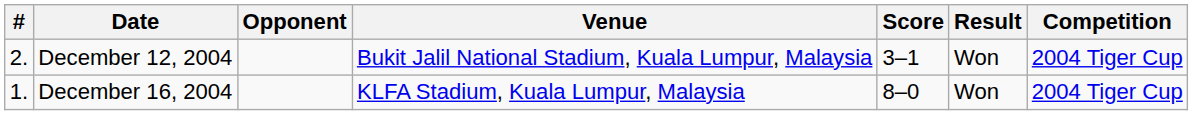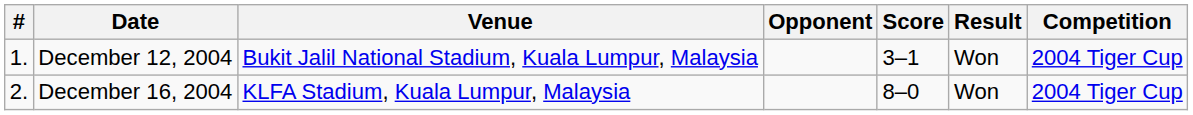columns swapped: (615, 22) <-> (295, 22)
(19, 57) 2. -> (19, 57) 1.
(19, 92) 1. -> (19, 92) 2.
